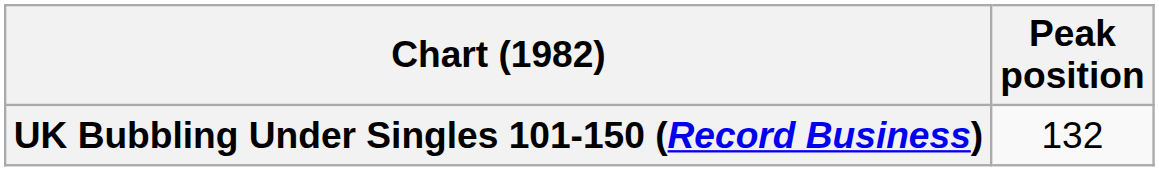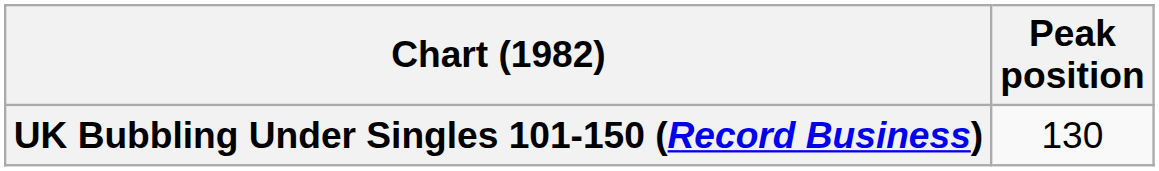(1072, 134) 132 -> (1072, 134) 130
